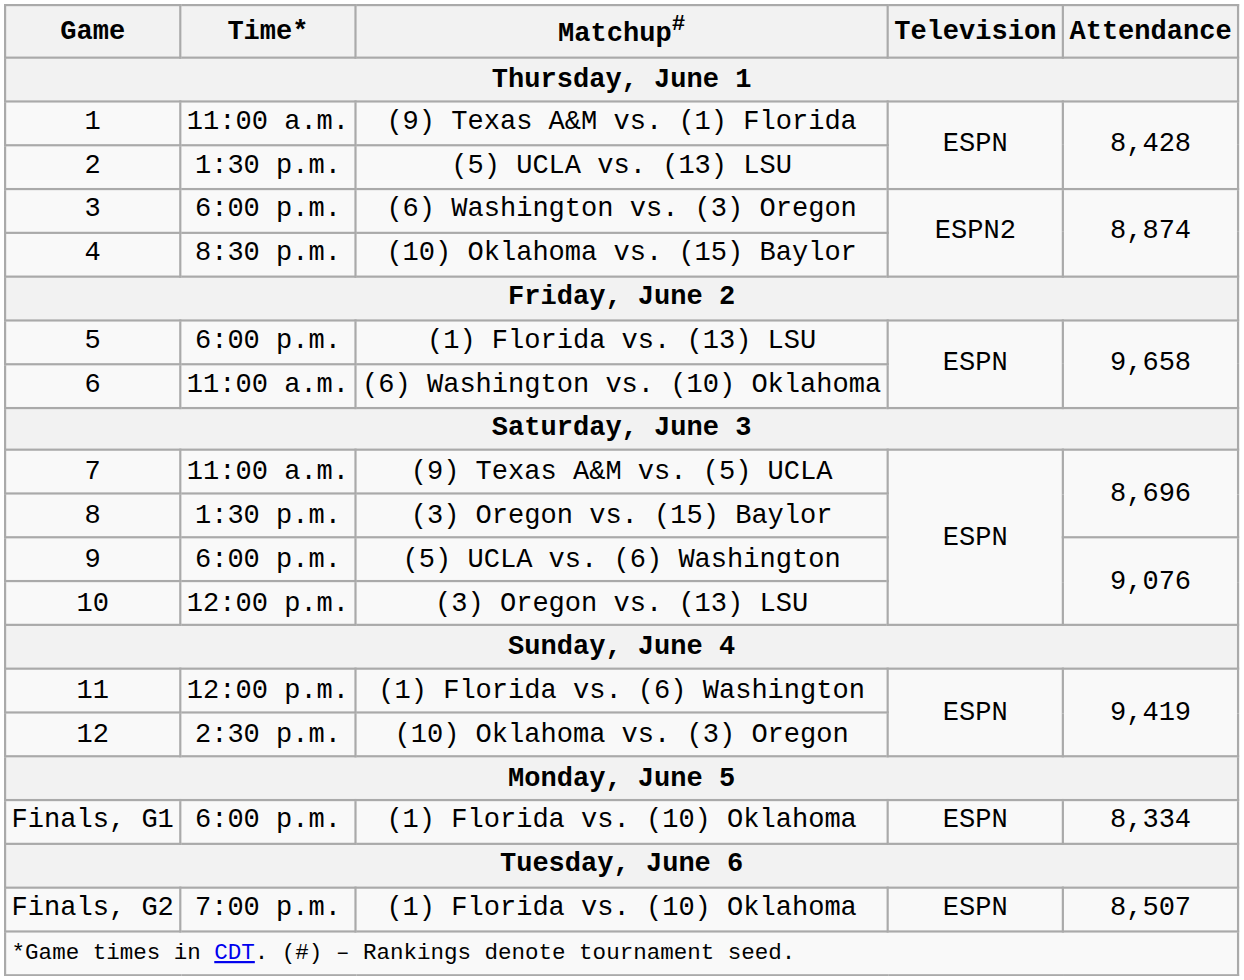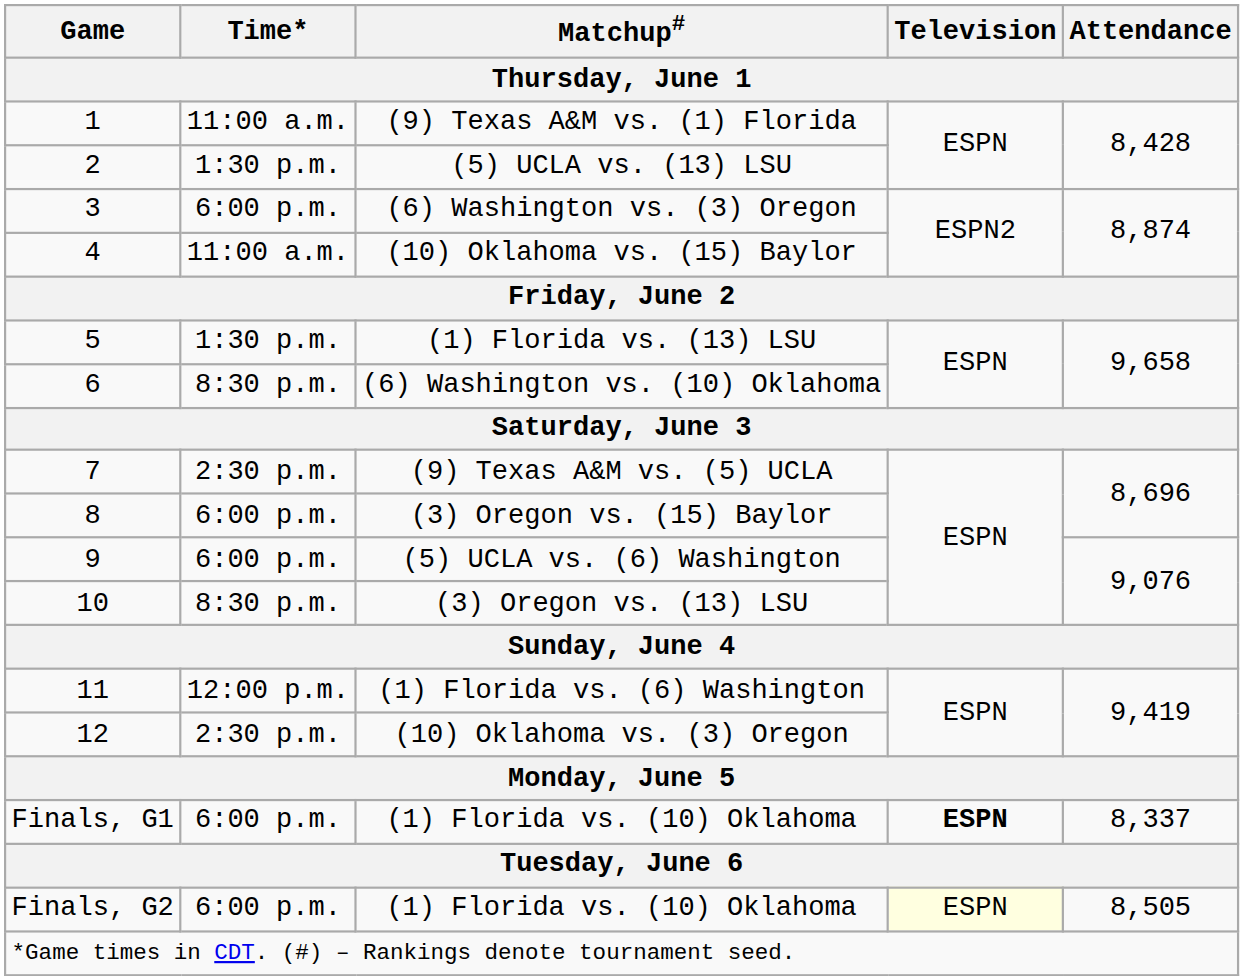(268, 255) 8:30 p.m. -> (268, 255) 11:00 a.m.
(268, 342) 6:00 p.m. -> (268, 342) 1:30 p.m.
(268, 386) 11:00 a.m. -> (268, 386) 8:30 p.m.
(268, 473) 11:00 a.m. -> (268, 473) 2:30 p.m.
(268, 517) 1:30 p.m. -> (268, 517) 6:00 p.m.
(268, 604) 12:00 p.m. -> (268, 604) 8:30 p.m.
(975, 822) normal -> (975, 822) bold
(1151, 822) 8,334 -> (1151, 822) 8,337
(268, 910) 7:00 p.m. -> (268, 910) 6:00 p.m.
(975, 910) no background -> (975, 910) lightyellow background
(1151, 910) 8,507 -> (1151, 910) 8,505
